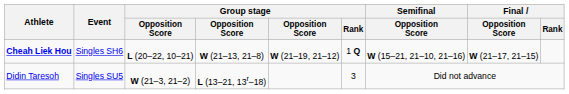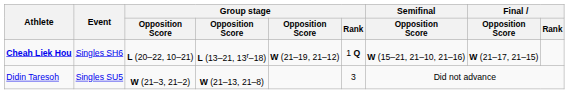(232, 57) W (21–13, 21–8) -> (232, 58) L (13–21, 13r–18)
(232, 81) L (13–21, 13r–18) -> (232, 82) W (21–13, 21–8)
